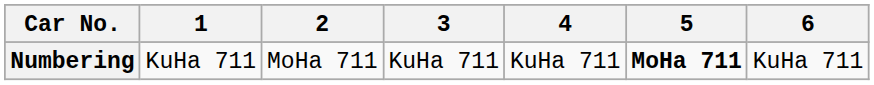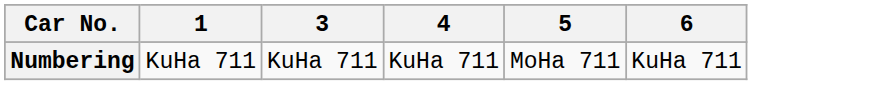- column: (322, 24)
(687, 61) bold -> (565, 61) normal
